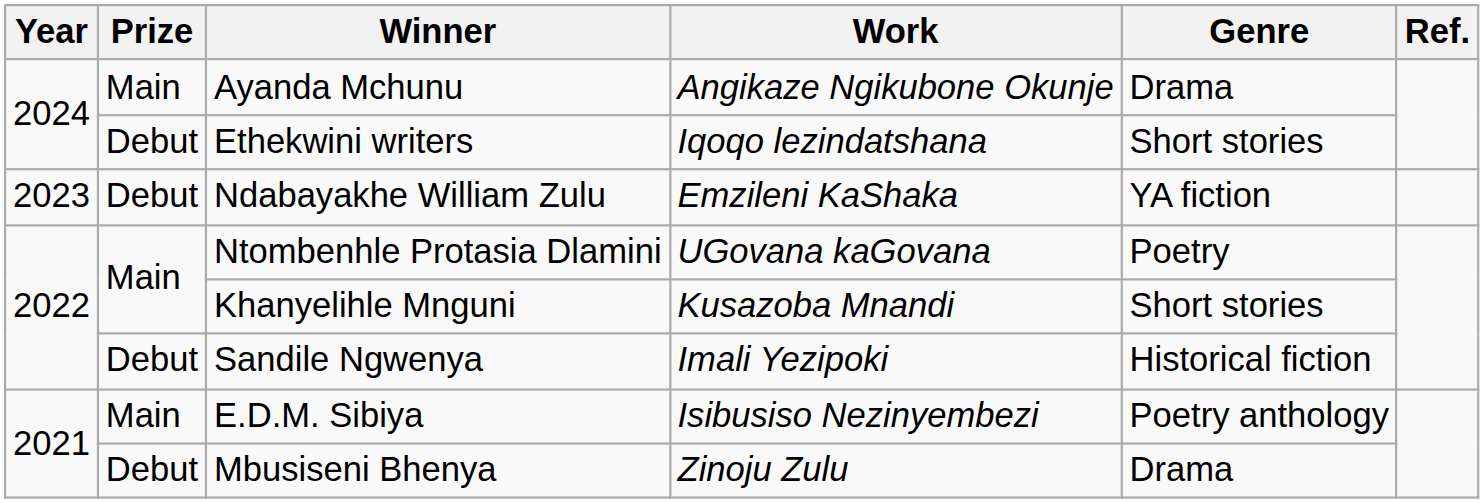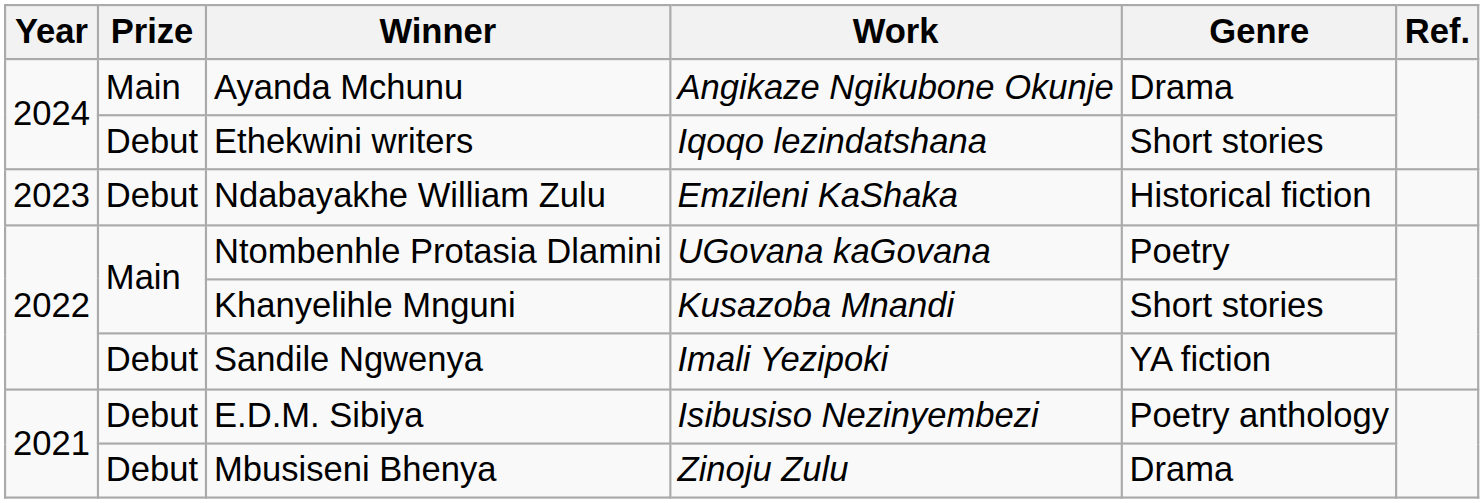(1200, 196) YA fiction -> (1251, 196) Historical fiction
(1251, 360) Historical fiction -> (1200, 360) YA fiction
(143, 415) Main -> (152, 415) Debut
